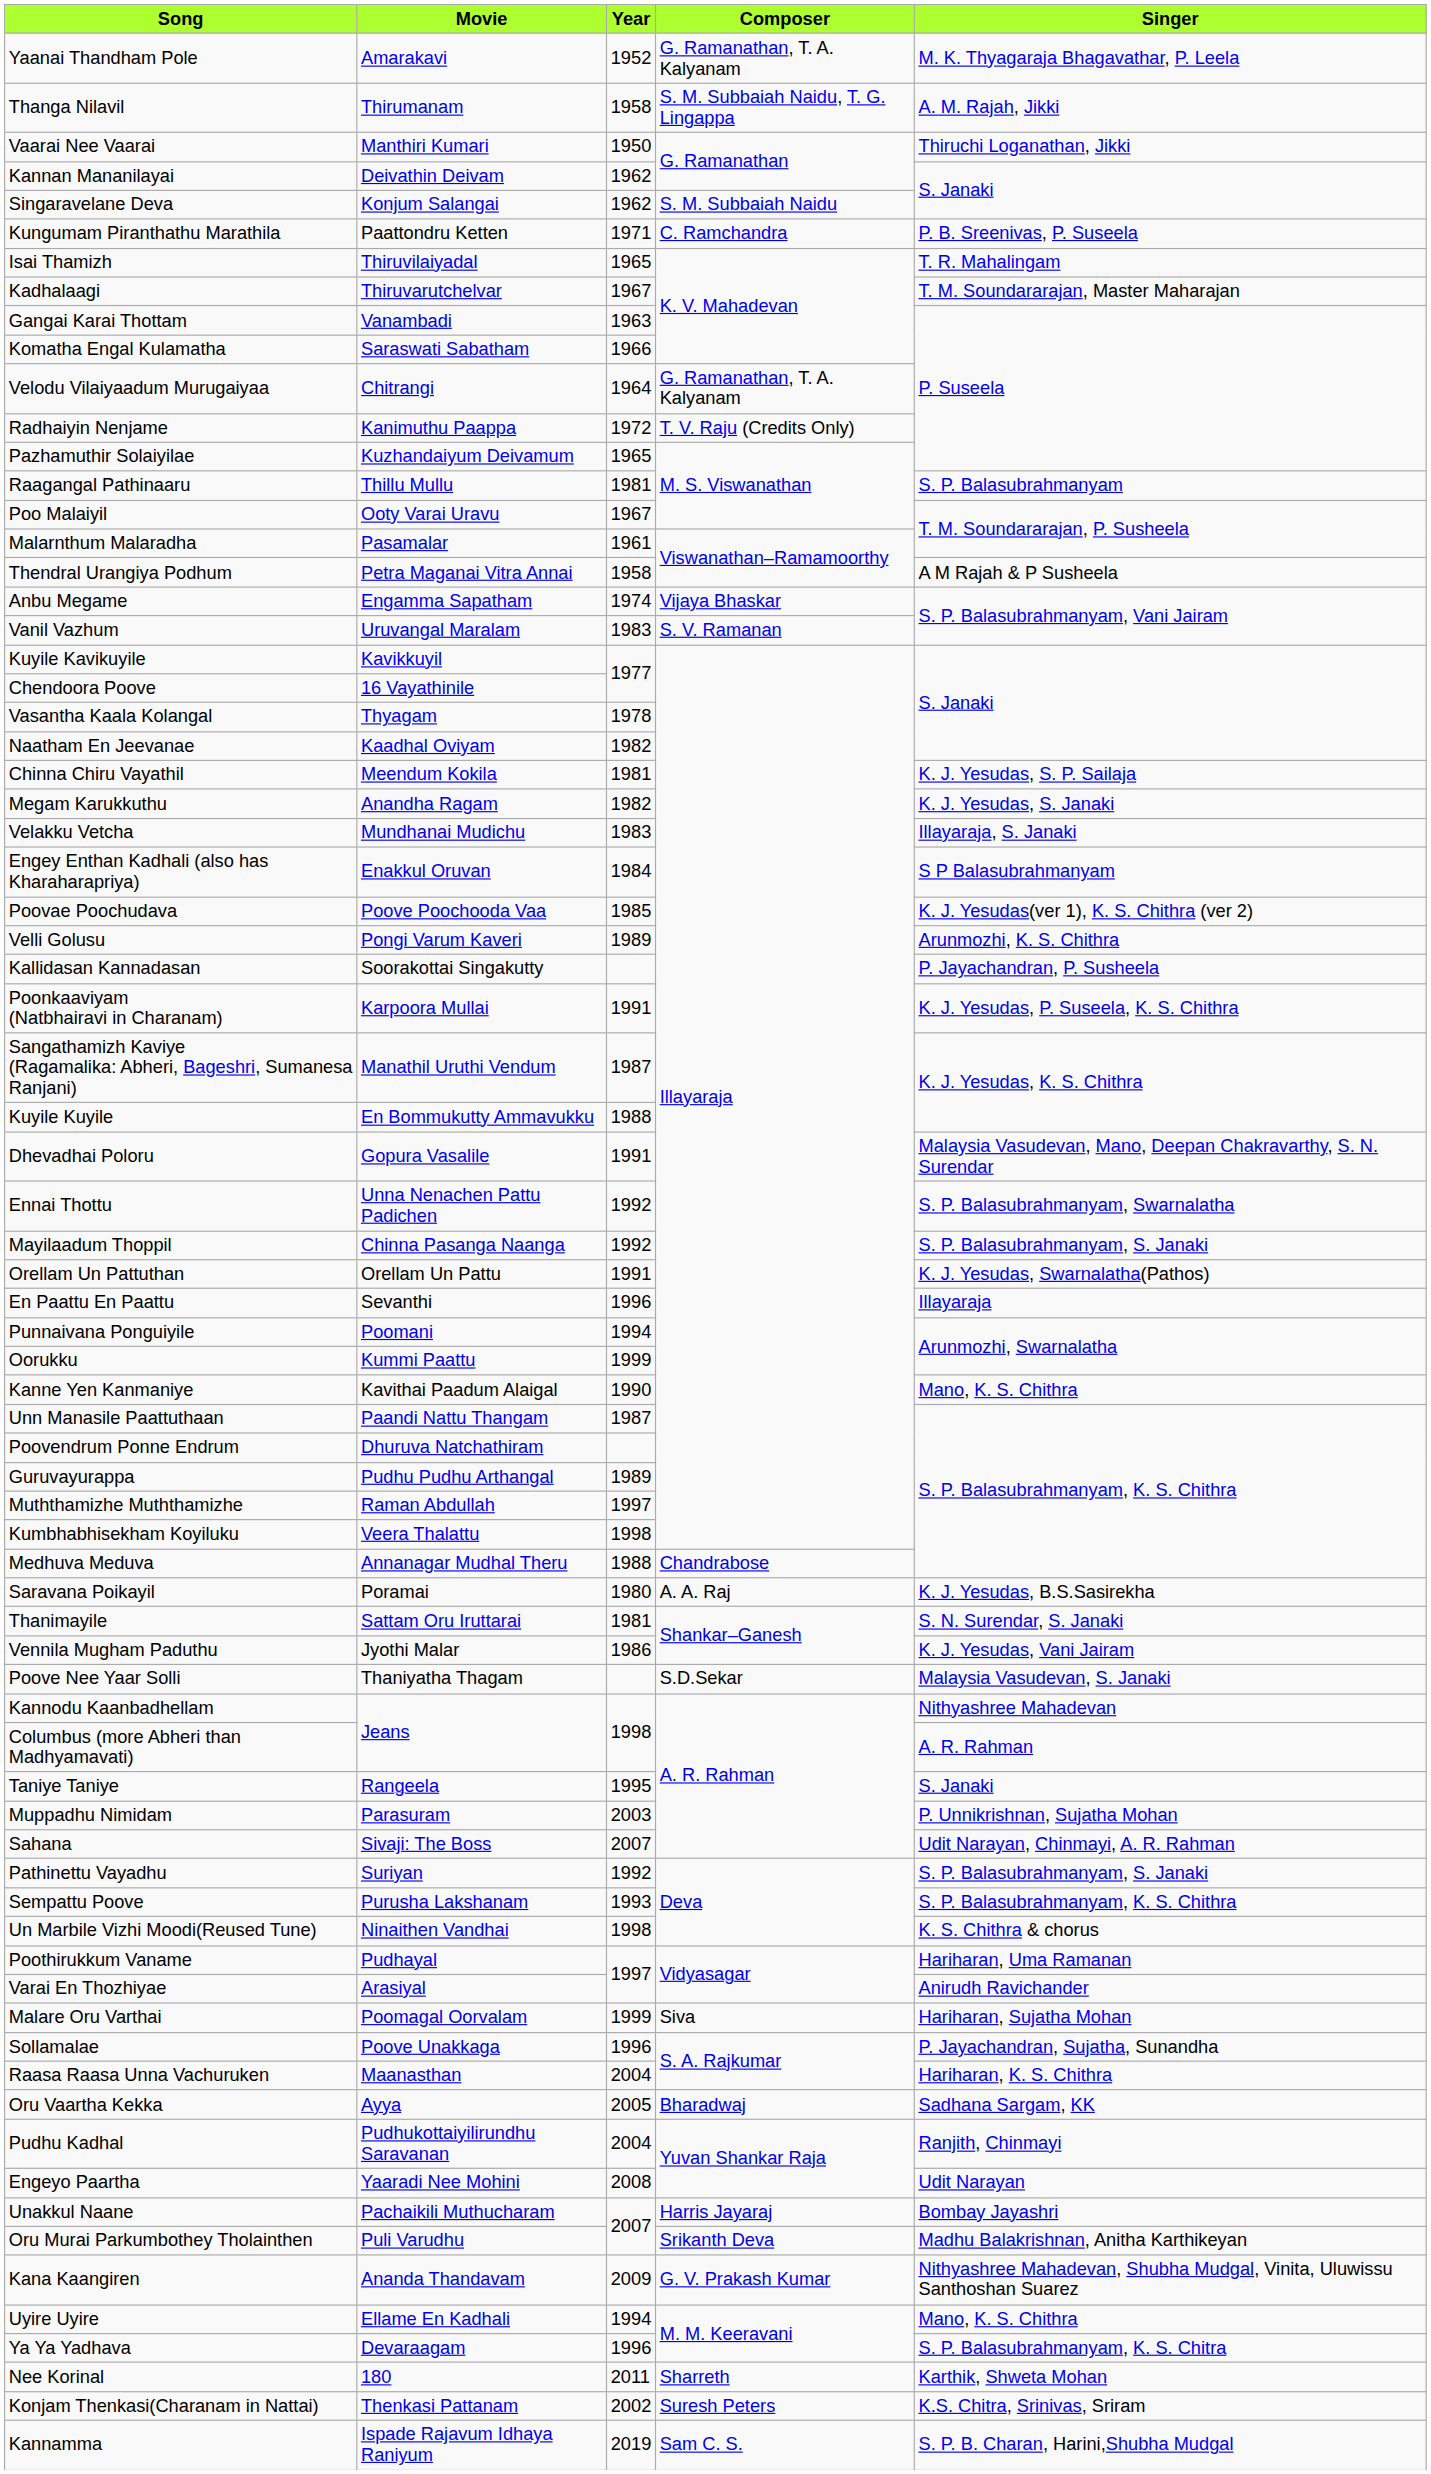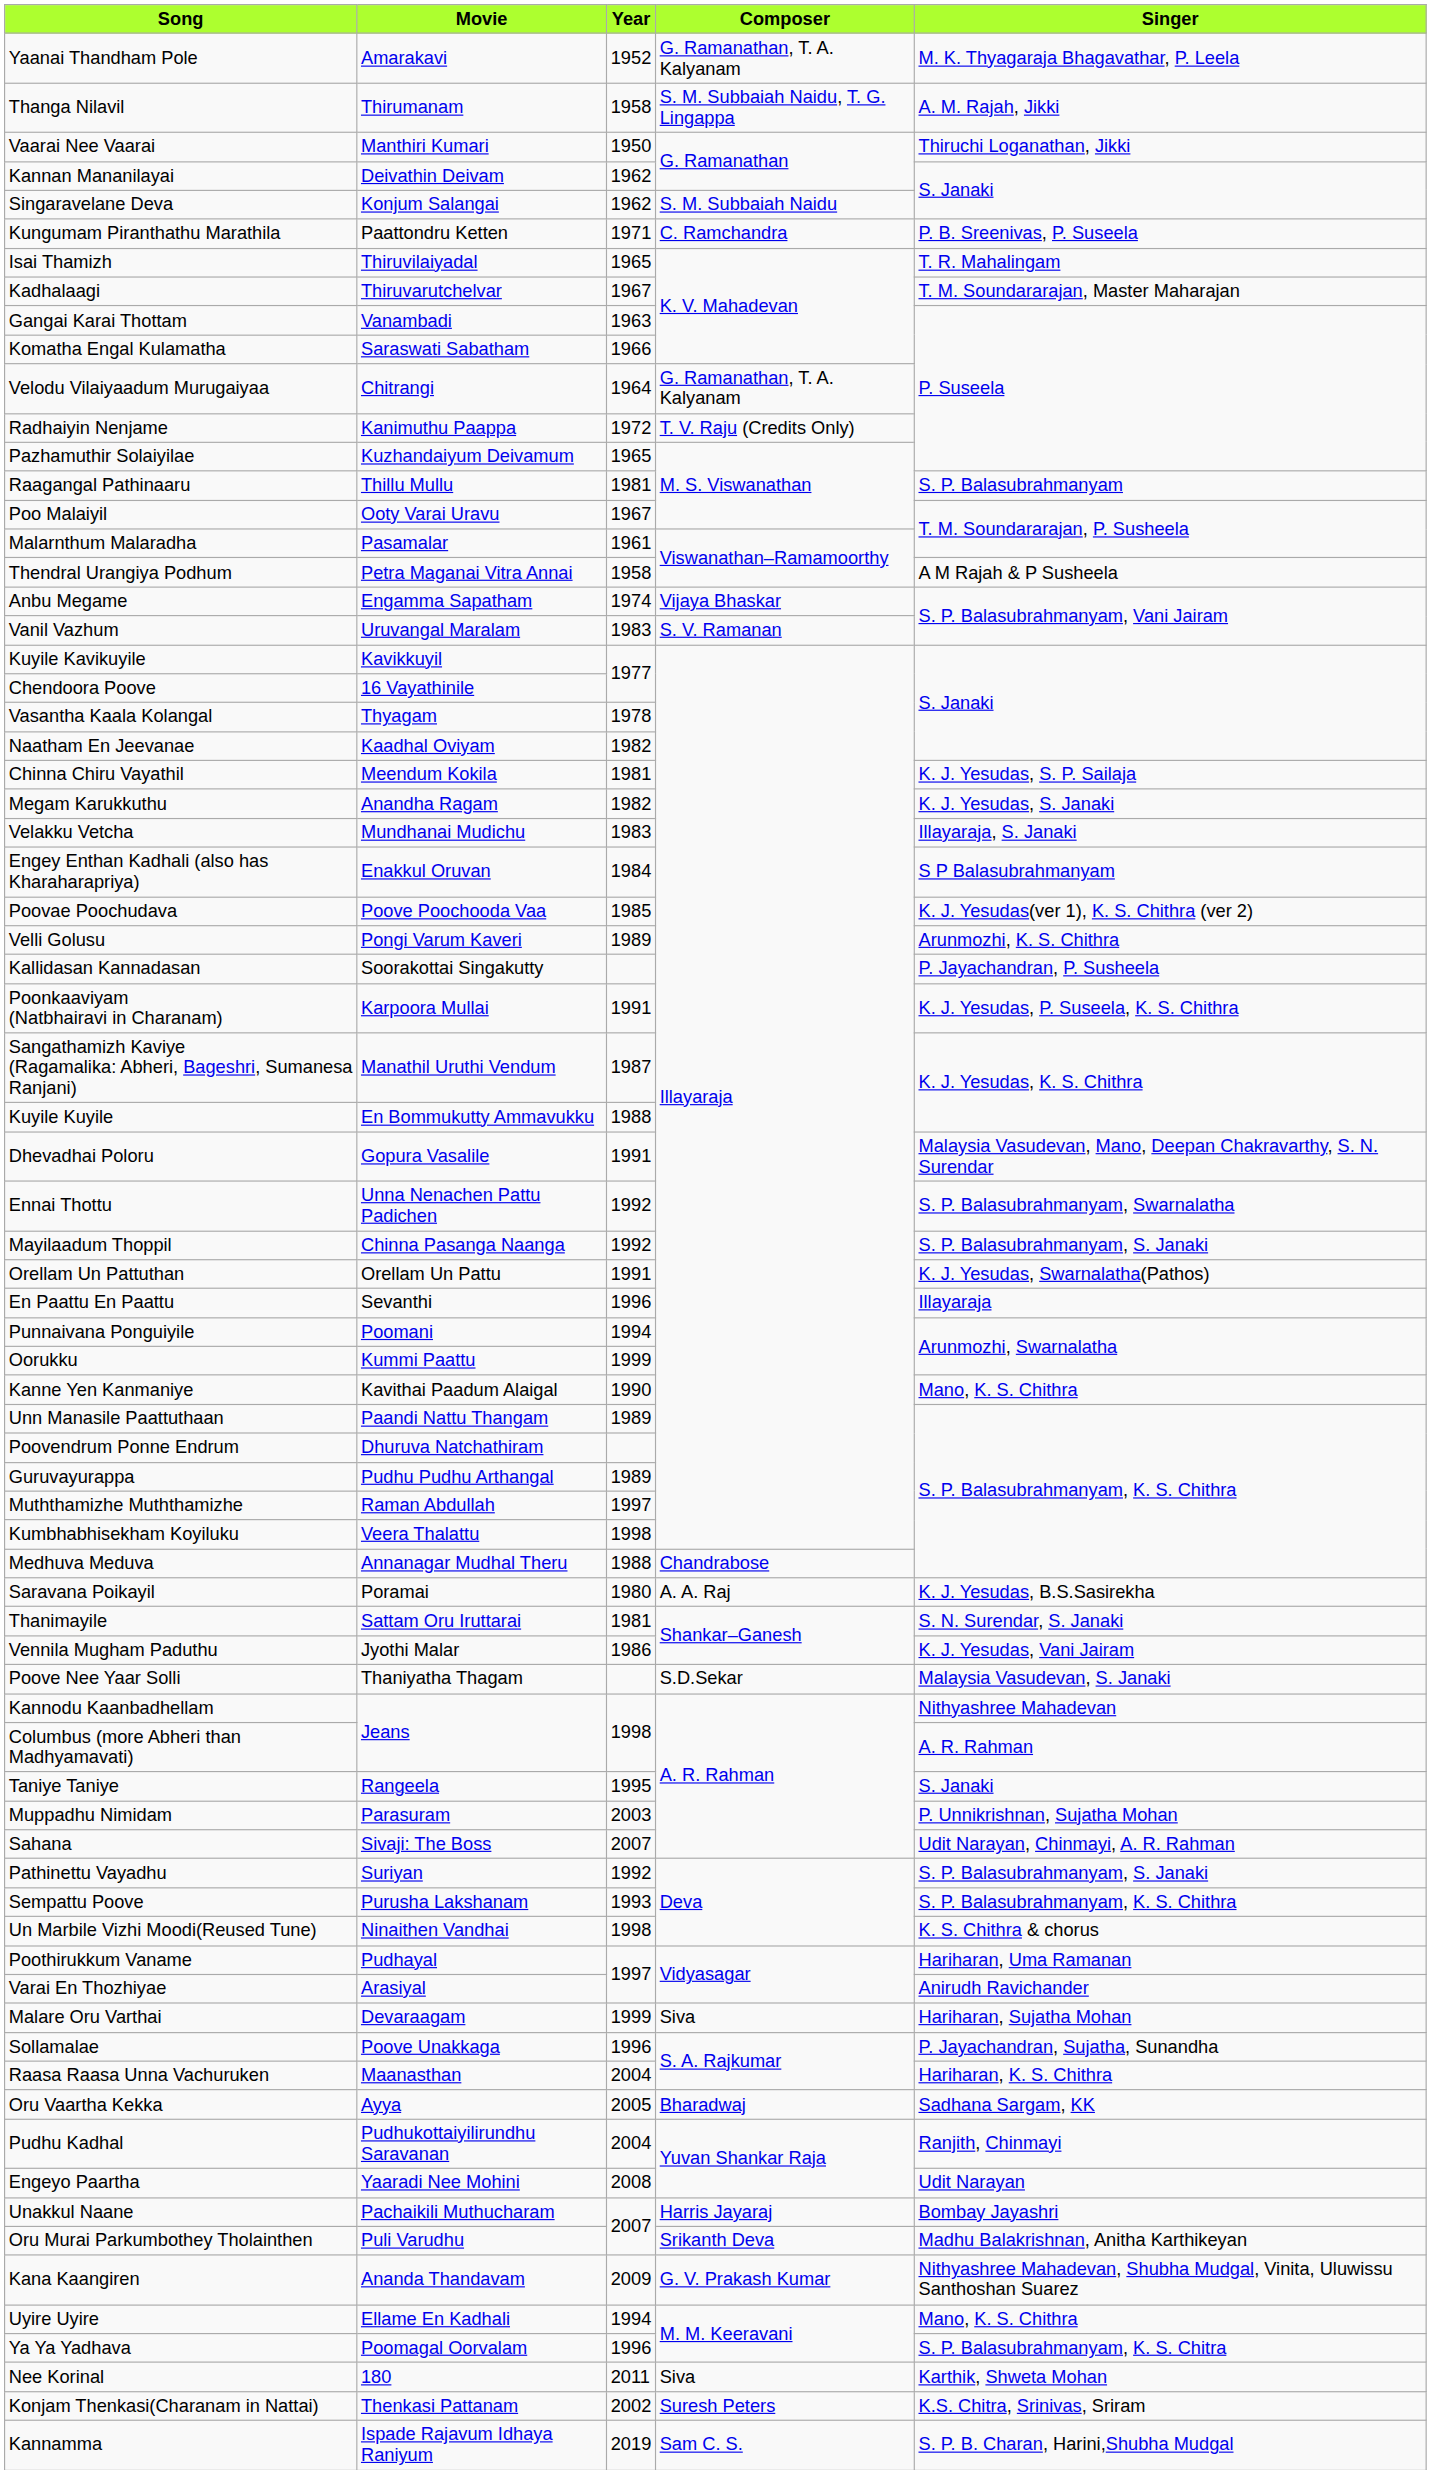(631, 1418) 1987 -> (631, 1418) 1989
(444, 2017) Poomagal Oorvalam -> (413, 2017) Devaraagam
(413, 2347) Devaraagam -> (444, 2347) Poomagal Oorvalam
(695, 2376) Sharreth -> (677, 2376) Siva
